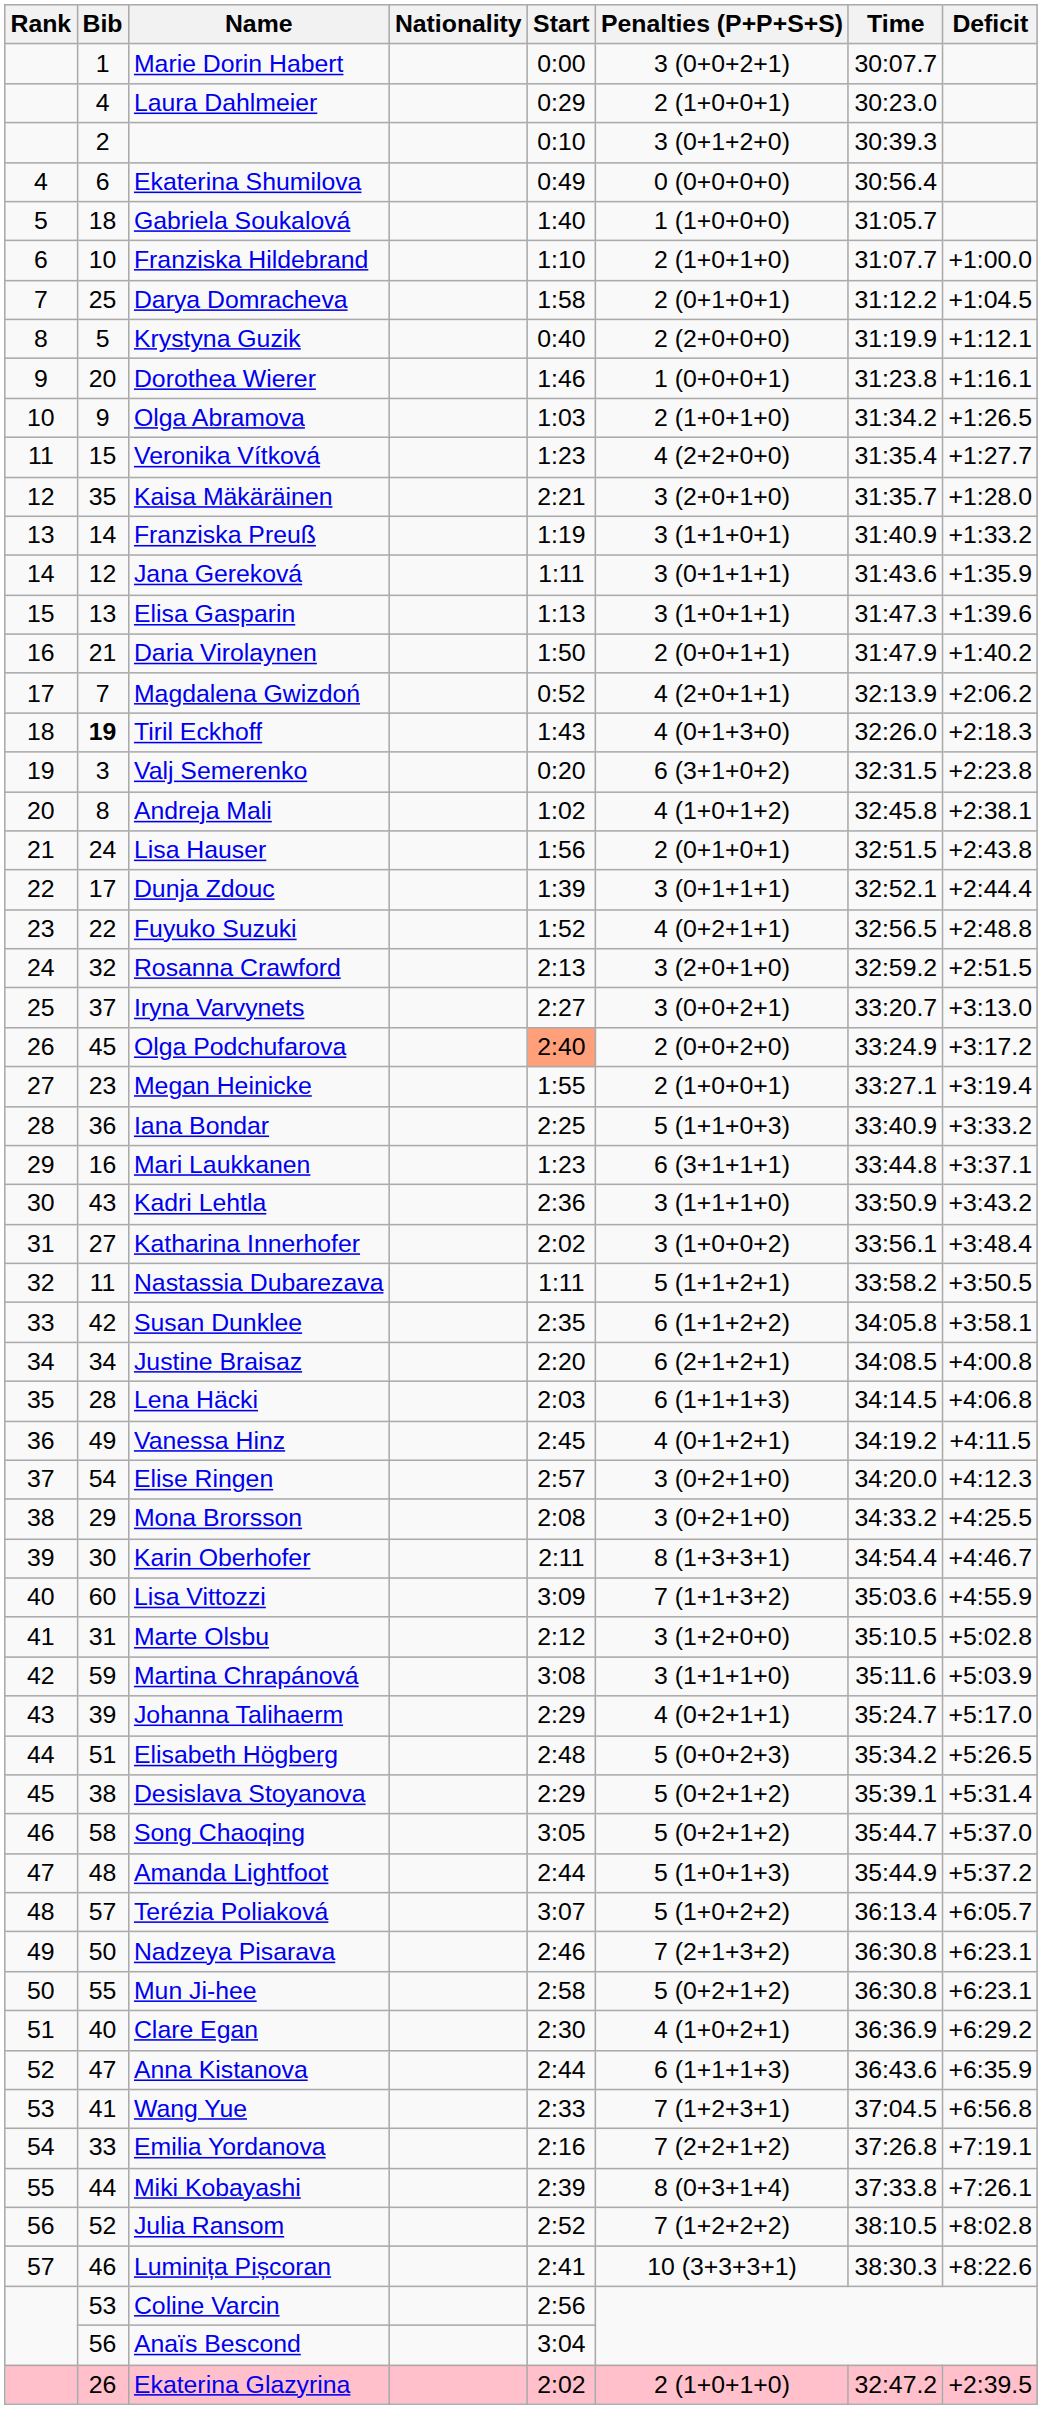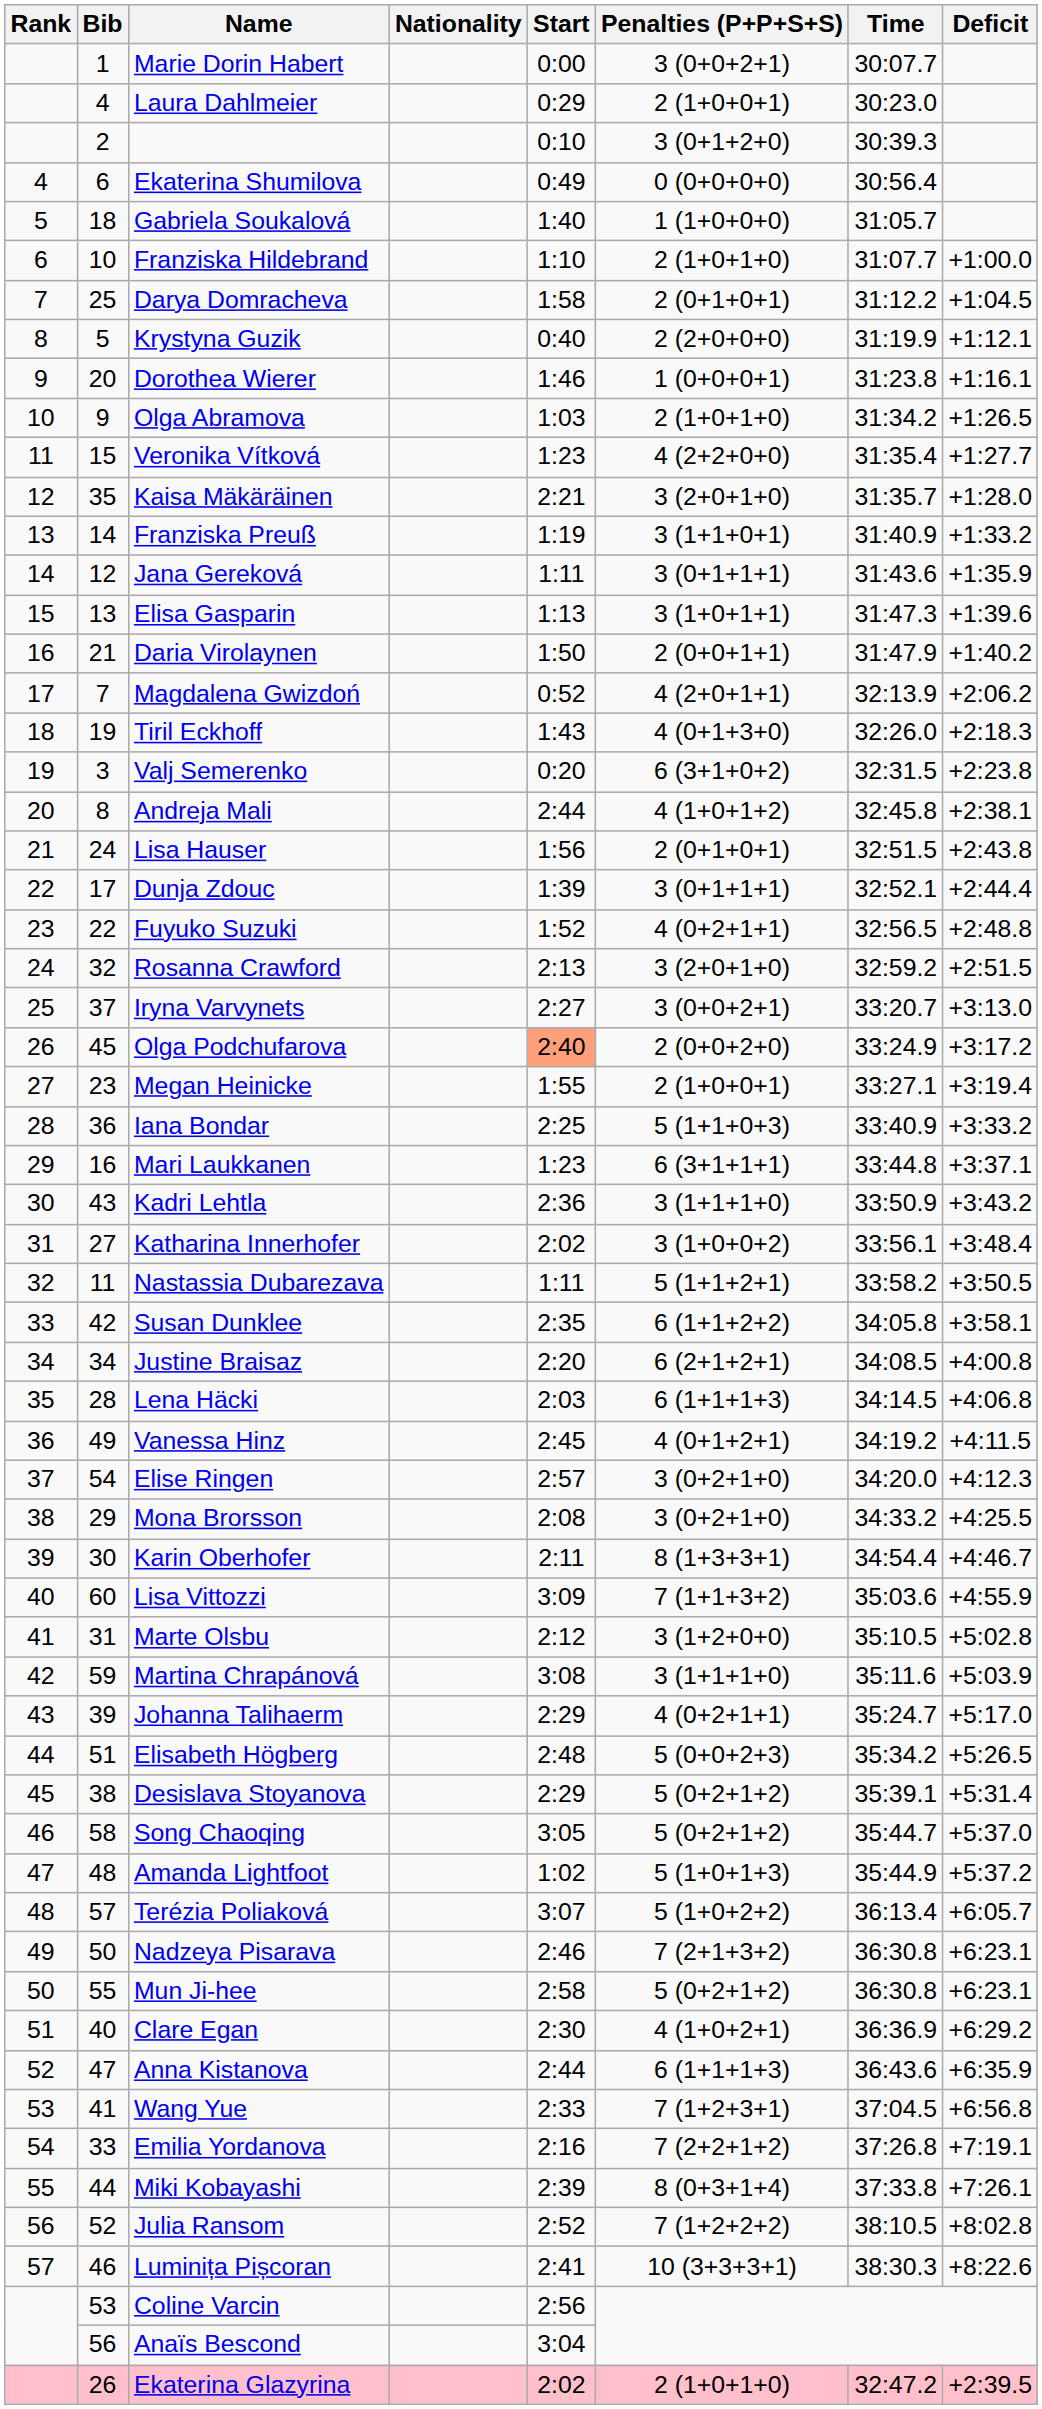(103, 732) bold -> (103, 732) normal
(561, 810) 1:02 -> (561, 810) 2:44
(561, 1872) 2:44 -> (561, 1872) 1:02
